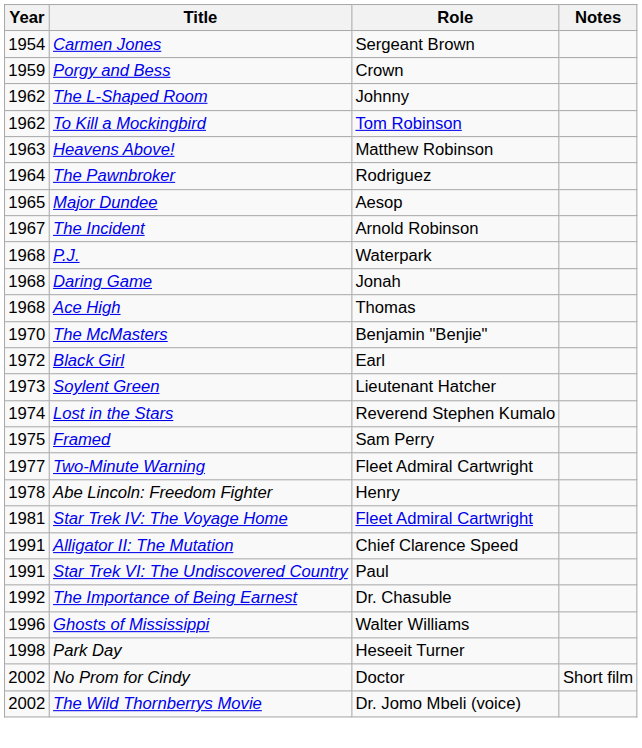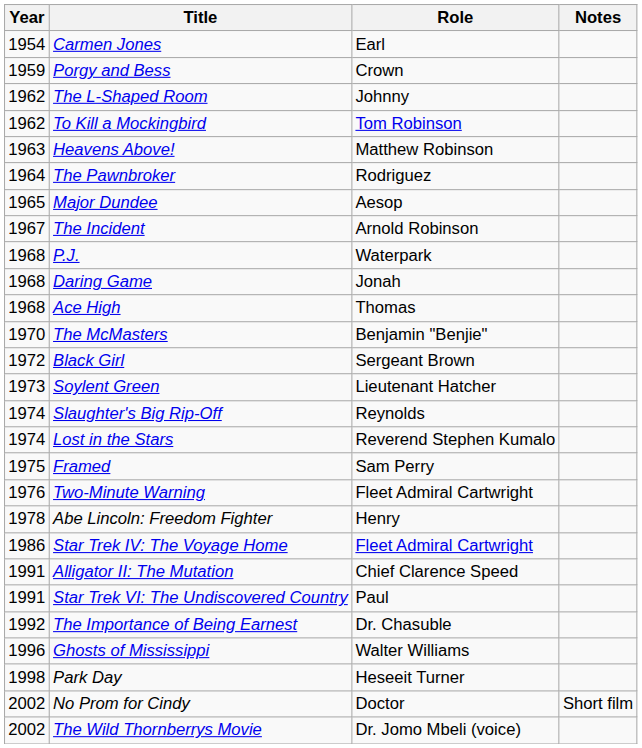(415, 44) Sergeant Brown -> (370, 44) Earl
(370, 360) Earl -> (415, 360) Sergeant Brown
+ row: (137, 413)
(27, 466) 1977 -> (27, 492) 1976
(27, 519) 1981 -> (27, 545) 1986
